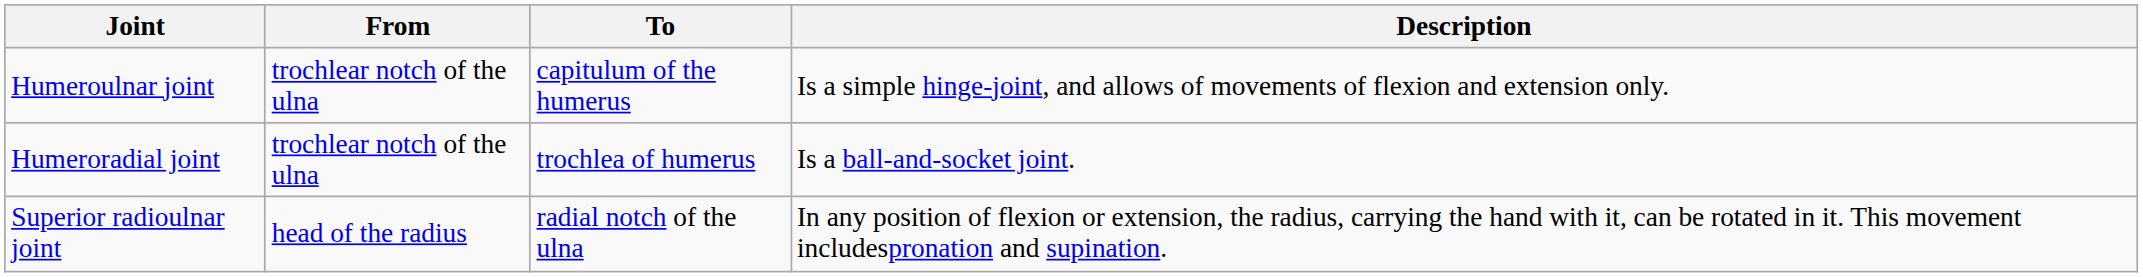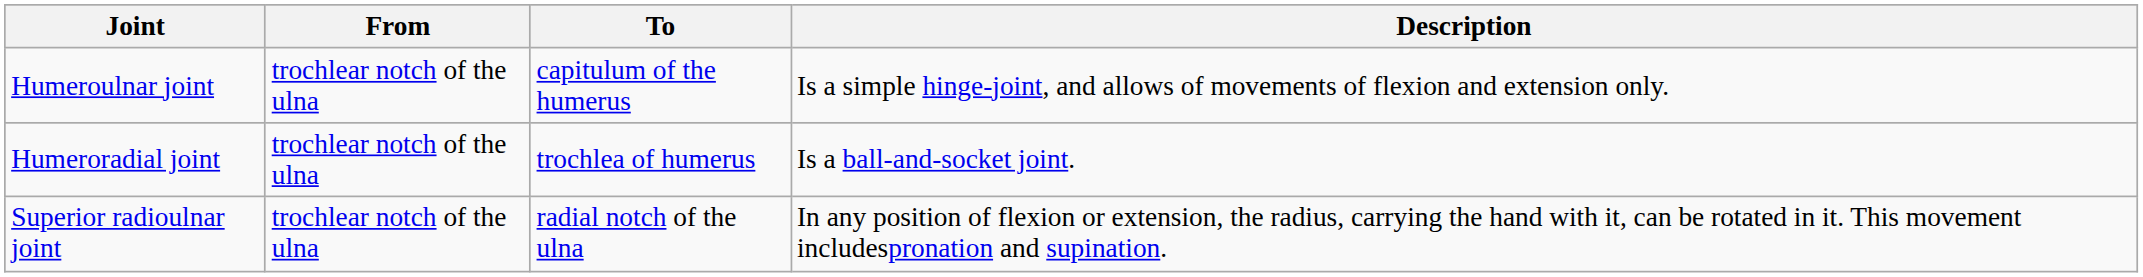(369, 233) head of the radius -> (389, 233) trochlear notch of the ulna
